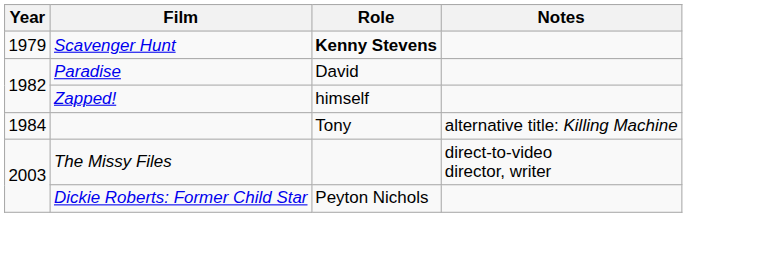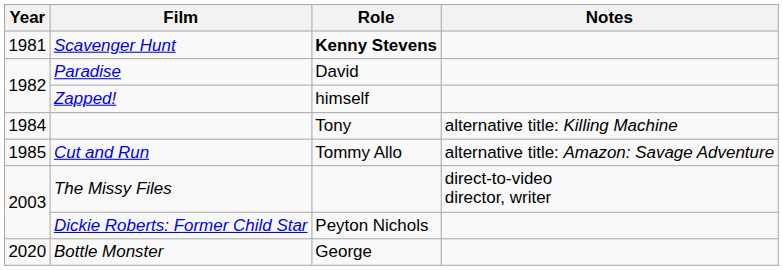(27, 44) 1979 -> (27, 44) 1981
+ row: (102, 152)
+ row: (109, 252)
